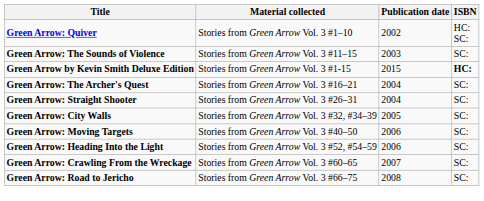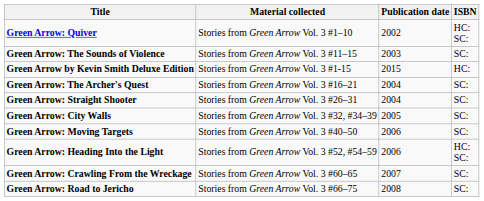(463, 69) bold -> (462, 69) normal
(461, 147) SC: -> (462, 152) HC: SC:
